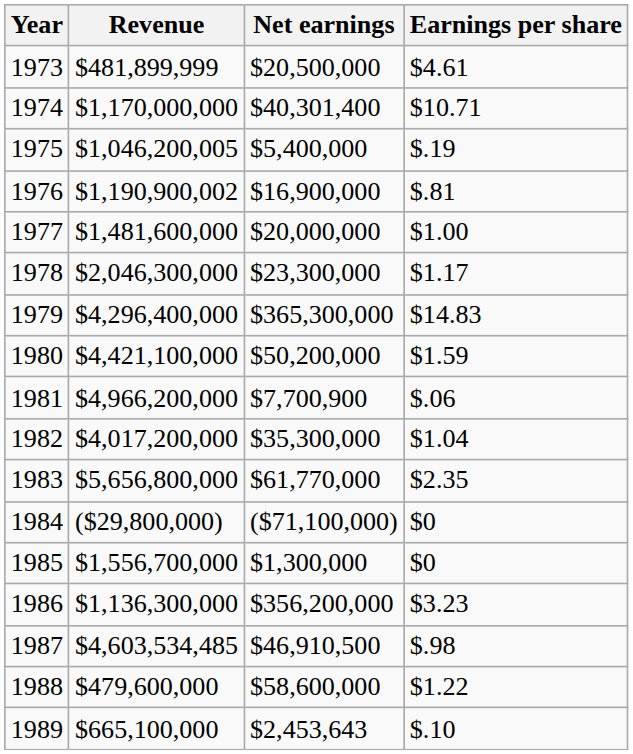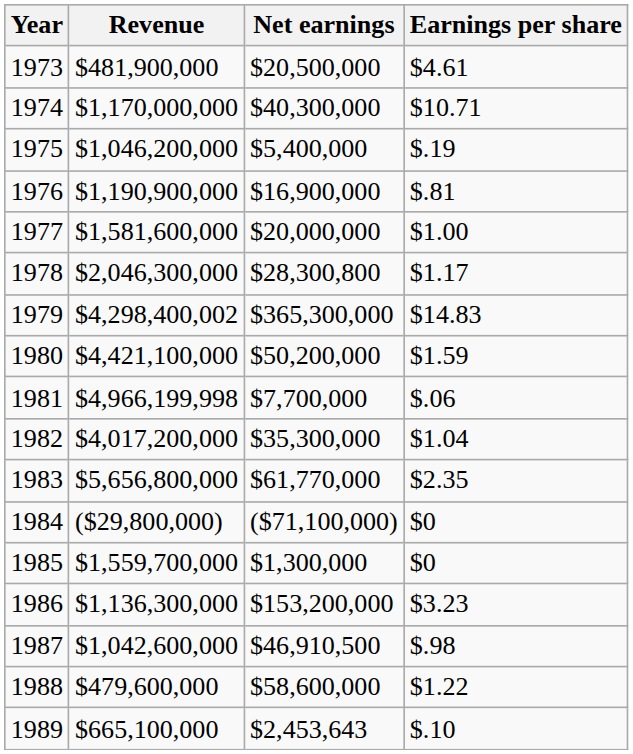(147, 66) $481,899,999 -> (147, 66) $481,900,000
(315, 107) $40,301,400 -> (315, 107) $40,300,000
(157, 149) $1,046,200,005 -> (157, 149) $1,046,200,000
(157, 190) $1,190,900,002 -> (157, 190) $1,190,900,000
(157, 231) $1,481,600,000 -> (157, 231) $1,581,600,000
(315, 273) $23,300,000 -> (315, 273) $28,300,800
(157, 314) $4,296,400,000 -> (157, 314) $4,298,400,002
(157, 397) $4,966,200,000 -> (157, 397) $4,966,199,998
(309, 397) $7,700,900 -> (309, 397) $7,700,000
(157, 562) $1,556,700,000 -> (157, 562) $1,559,700,000
(322, 604) $356,200,000 -> (322, 604) $153,200,000
(157, 645) $4,603,534,485 -> (157, 645) $1,042,600,000
